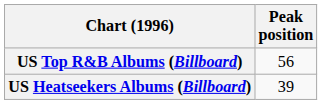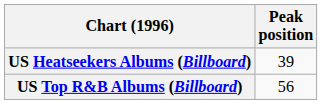rows swapped: (130, 61) <-> (130, 86)
